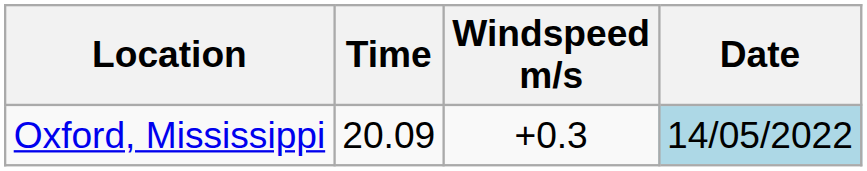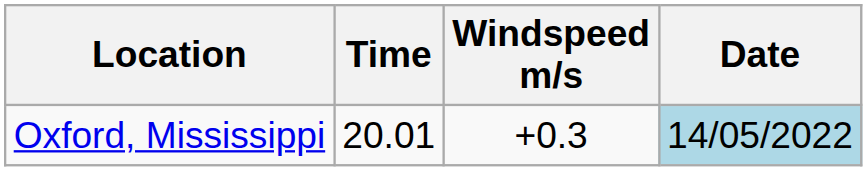(389, 134) 20.09 -> (389, 134) 20.01
